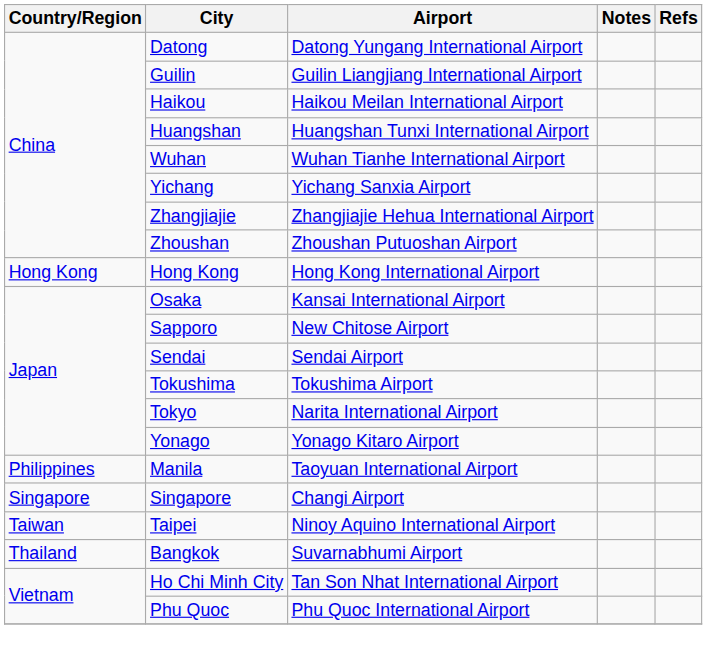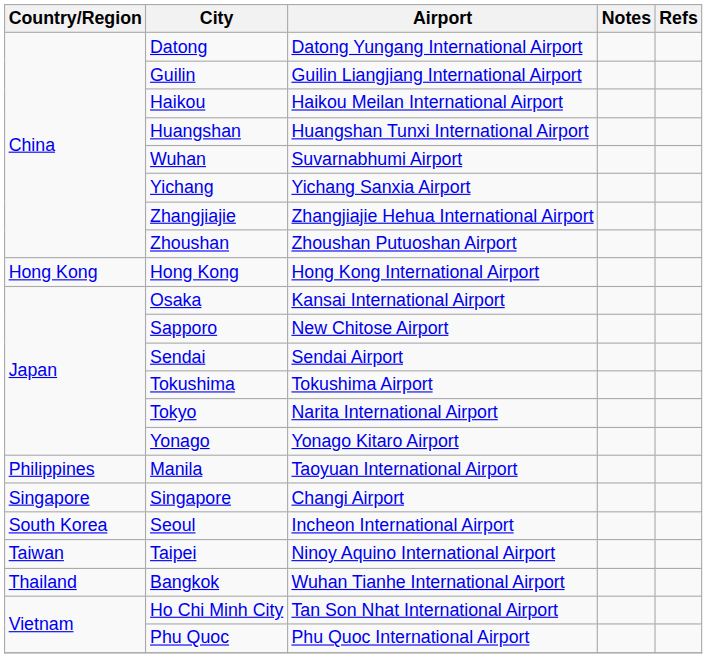(428, 159) Wuhan Tianhe International Airport -> (377, 159) Suvarnabhumi Airport
+ row: (173, 525)
(377, 553) Suvarnabhumi Airport -> (428, 581) Wuhan Tianhe International Airport
